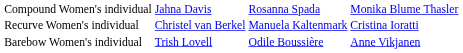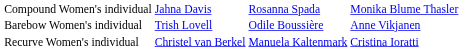rows swapped: (71, 25) <-> (73, 42)
